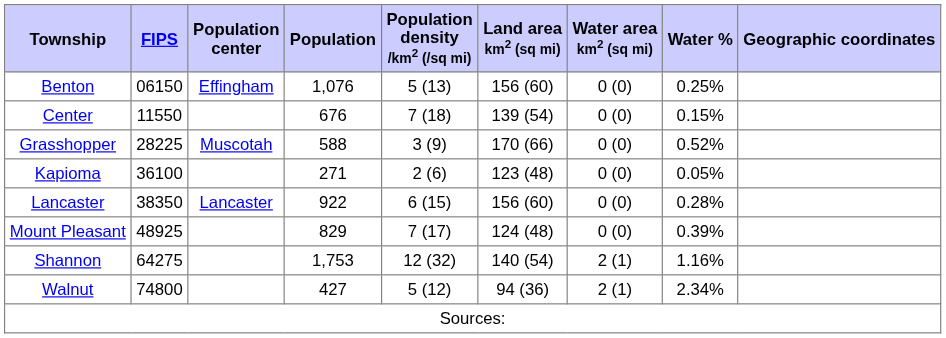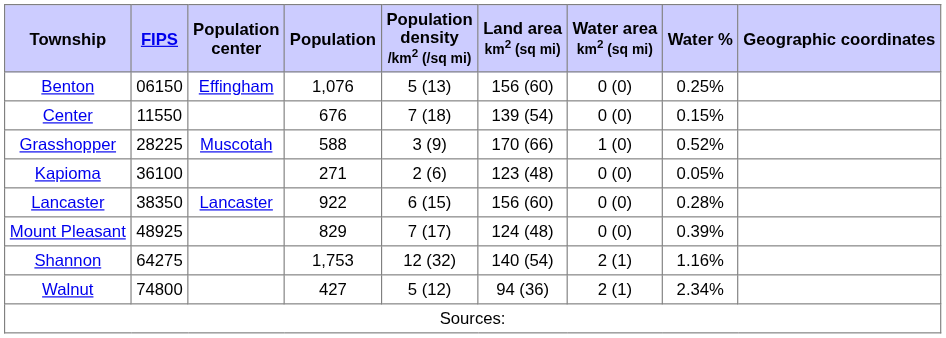(615, 144) 0 (0) -> (615, 144) 1 (0)
